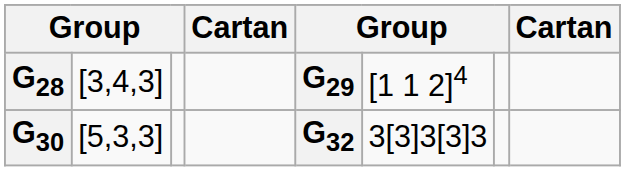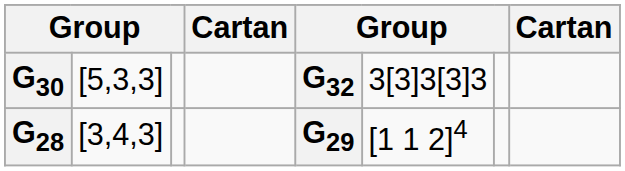rows swapped: (38, 82) <-> (38, 137)
